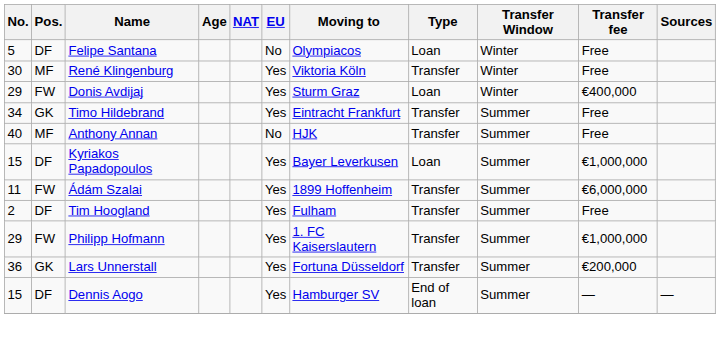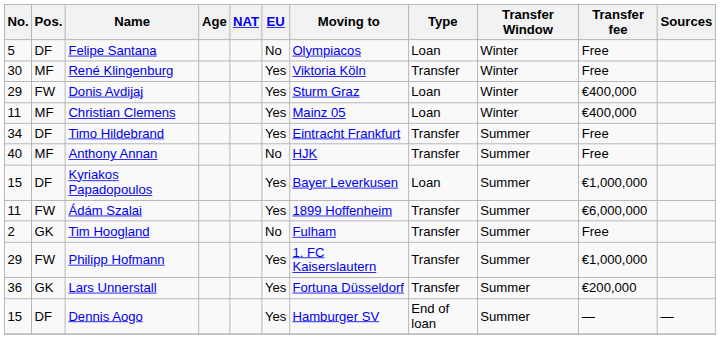+ row: (122, 112)
(44, 112) GK -> (43, 133) DF
(43, 210) DF -> (44, 231) GK
(276, 210) Yes -> (273, 231) No
